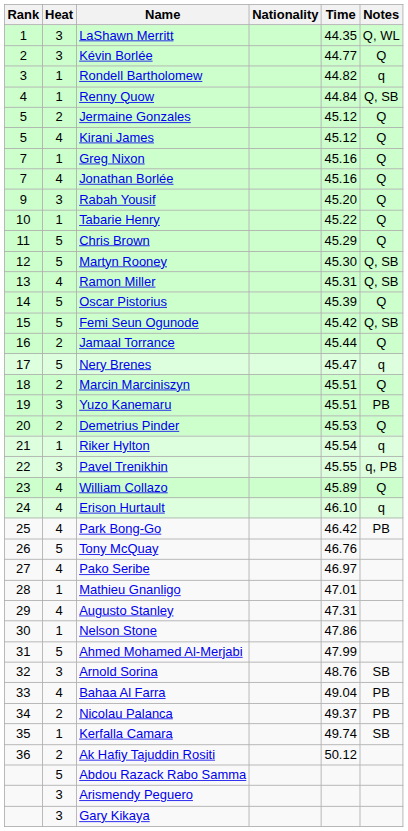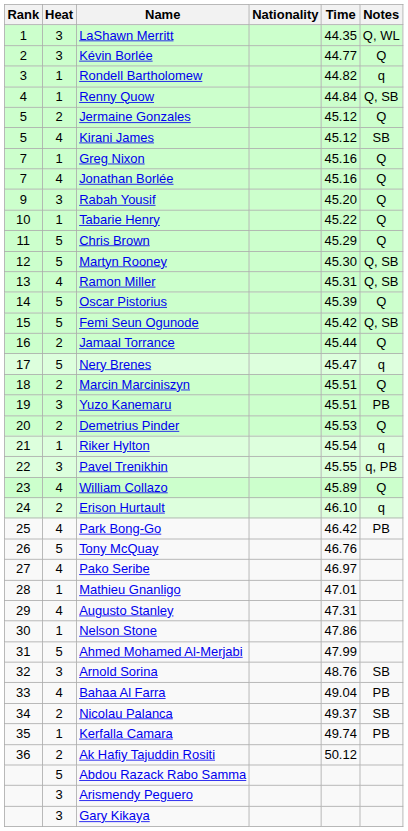(381, 138) Q -> (381, 138) SB
(59, 508) 4 -> (59, 508) 2
(381, 713) PB -> (381, 713) SB
(381, 734) SB -> (381, 734) PB
